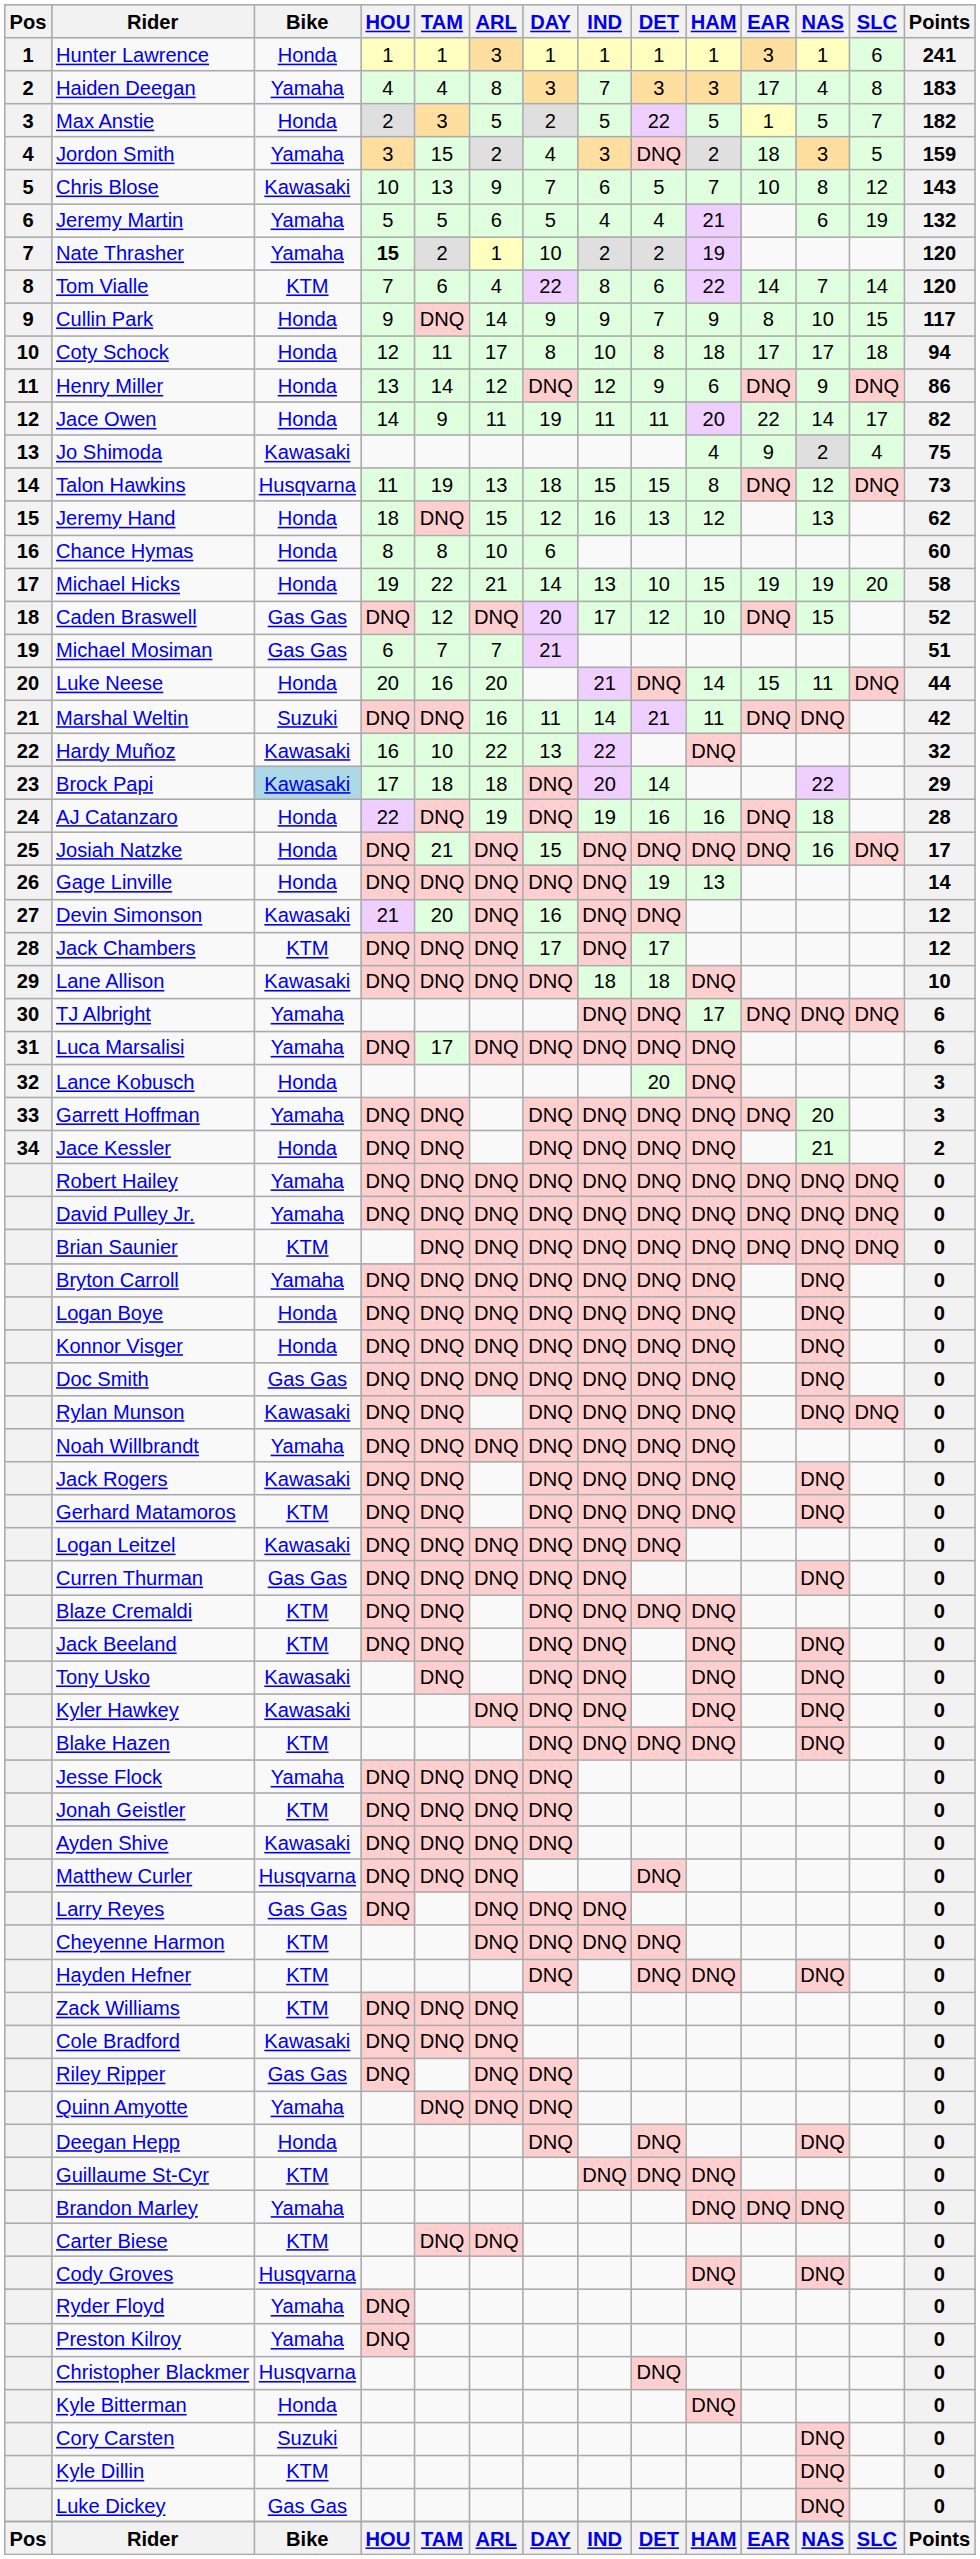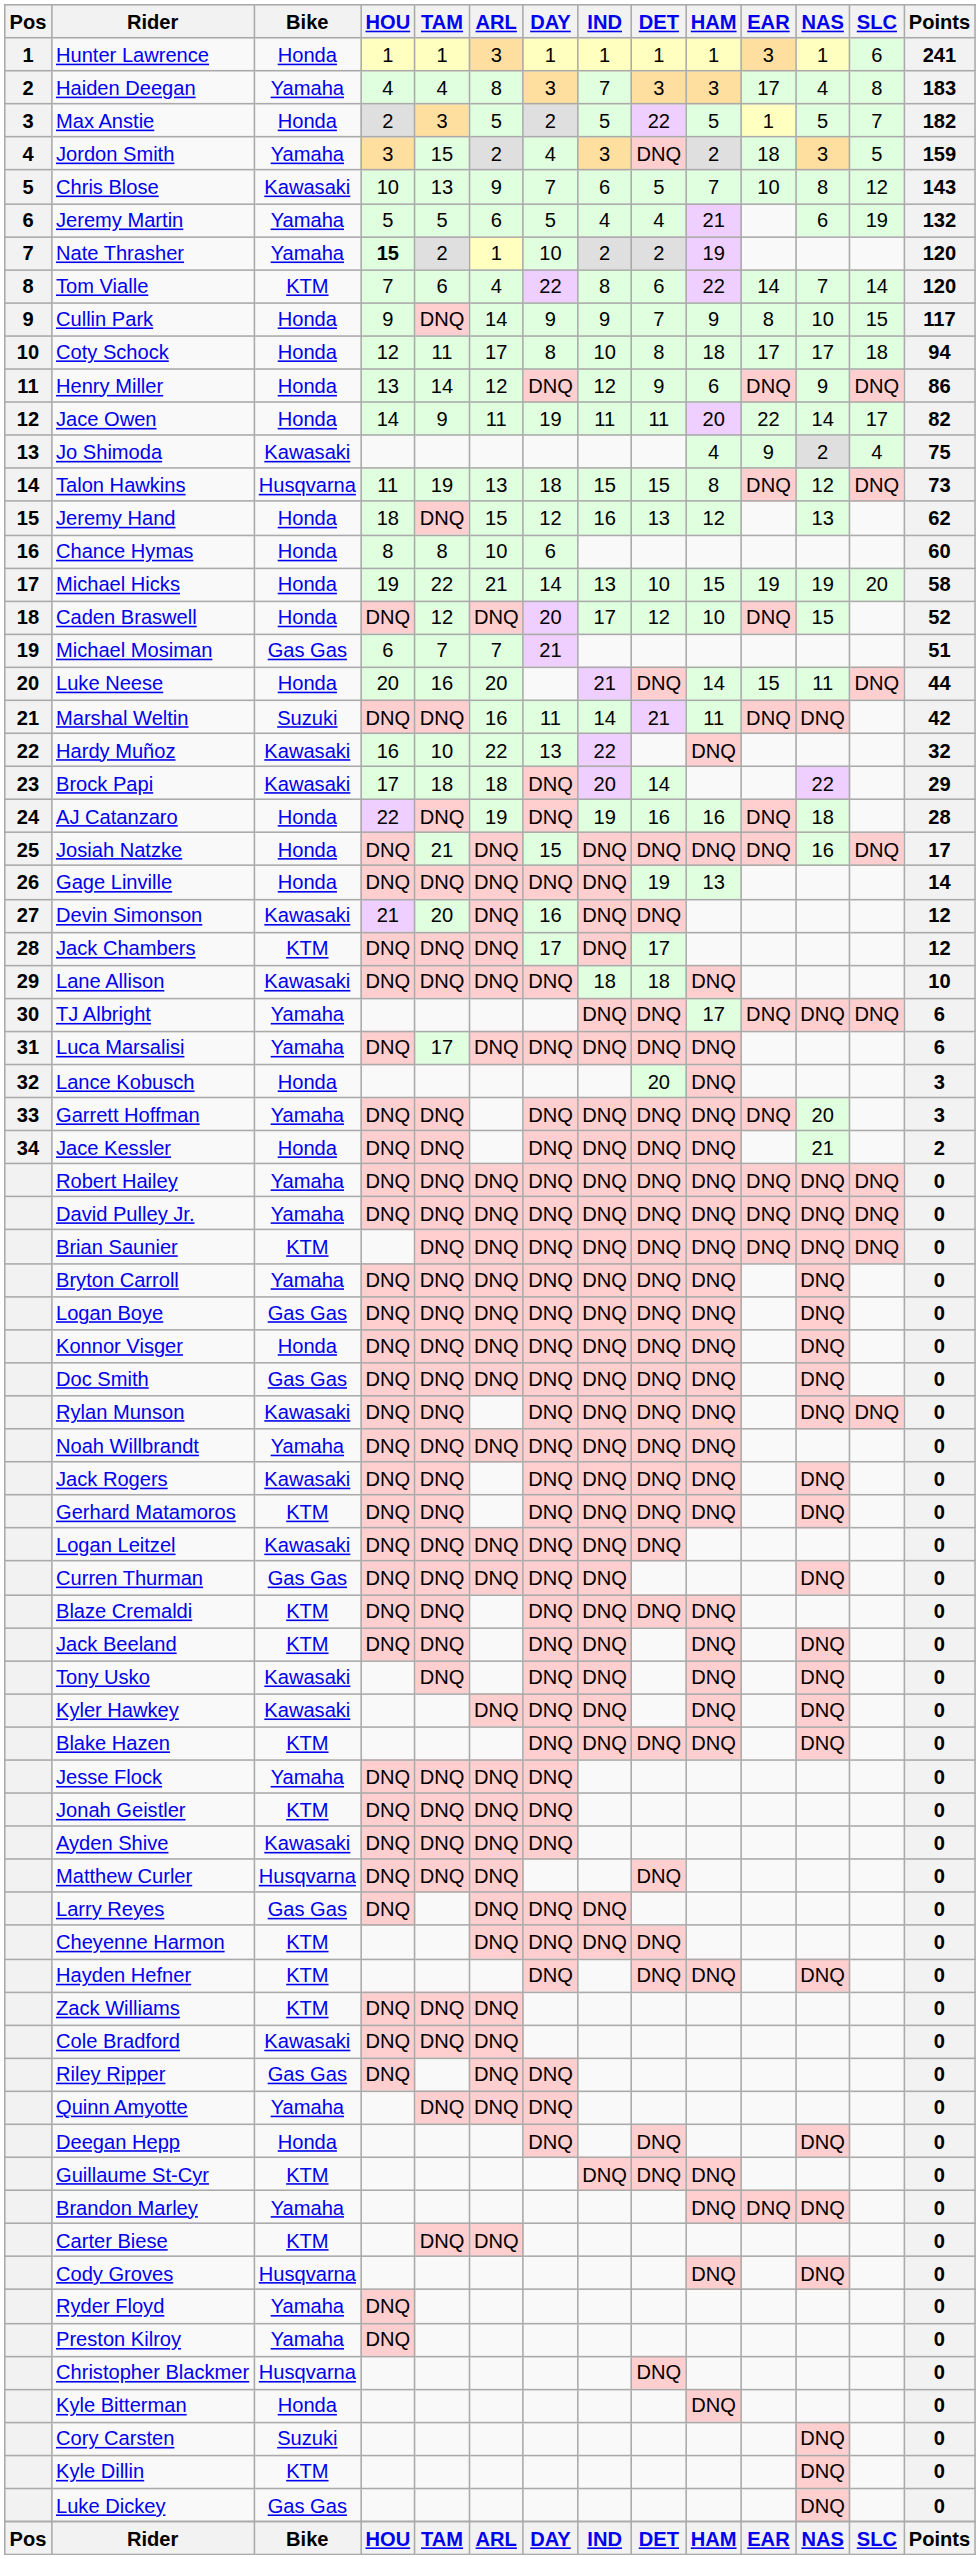(307, 617) Gas Gas -> (307, 617) Honda
(307, 783) lightblue background -> (307, 783) no background
(307, 1313) Honda -> (307, 1313) Gas Gas
